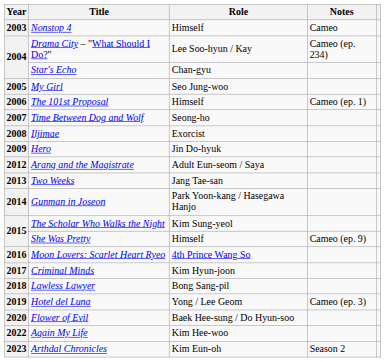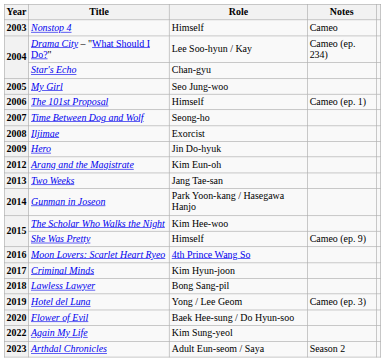(218, 165) Adult Eun-seom / Saya -> (196, 165) Kim Eun-oh
(202, 223) Kim Sung-yeol -> (200, 223) Kim Hee-woo
(200, 333) Kim Hee-woo -> (202, 333) Kim Sung-yeol
(196, 349) Kim Eun-oh -> (218, 349) Adult Eun-seom / Saya
